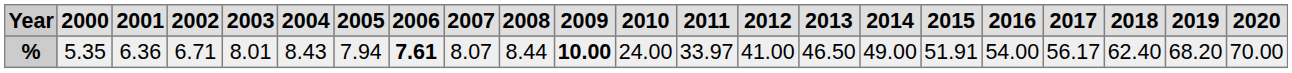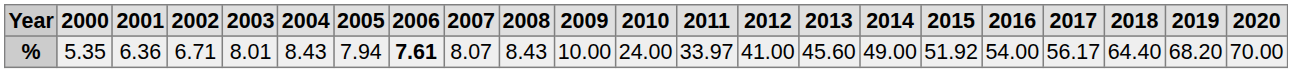(526, 52) 8.44 -> (526, 52) 8.43
(584, 52) bold -> (584, 52) normal
(829, 52) 46.50 -> (829, 52) 45.60
(951, 52) 51.91 -> (951, 52) 51.92
(1134, 52) 62.40 -> (1134, 52) 64.40
